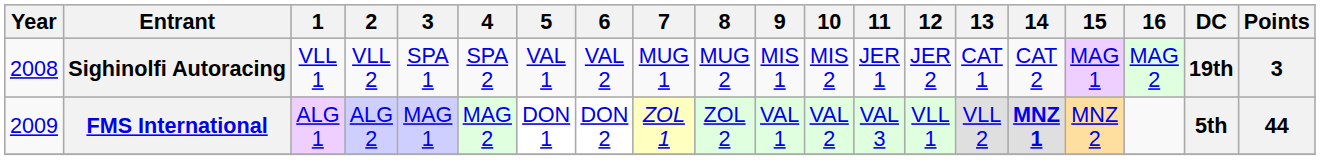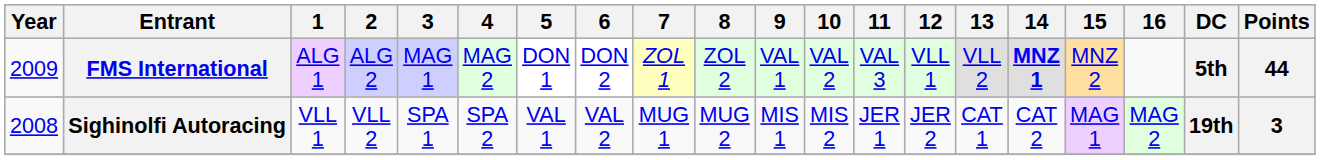rows swapped: (177, 67) <-> (177, 125)
